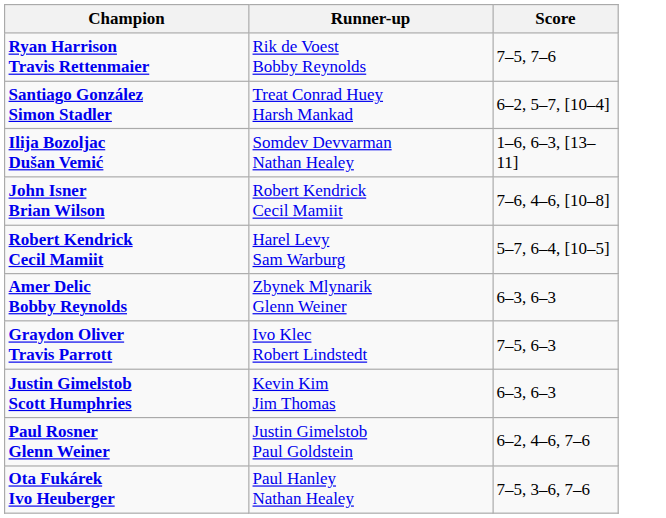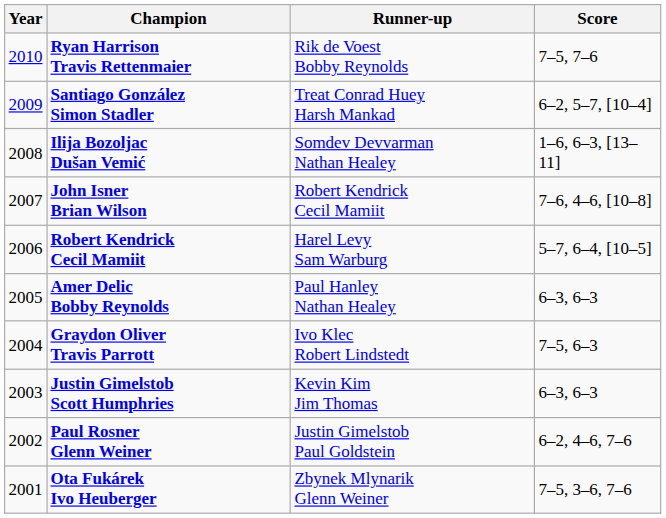+ column: (26, 18)
(312, 297) Zbynek Mlynarik Glenn Weiner -> (345, 297) Paul Hanley Nathan Healey
(303, 489) Paul Hanley Nathan Healey -> (354, 489) Zbynek Mlynarik Glenn Weiner
